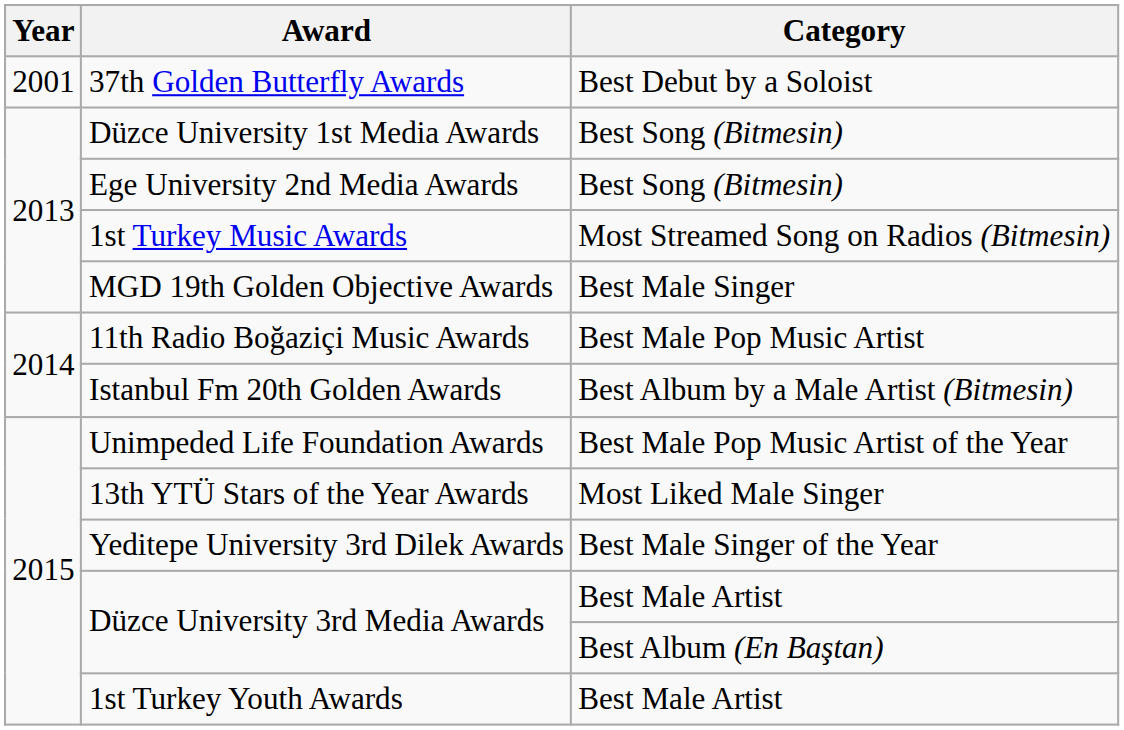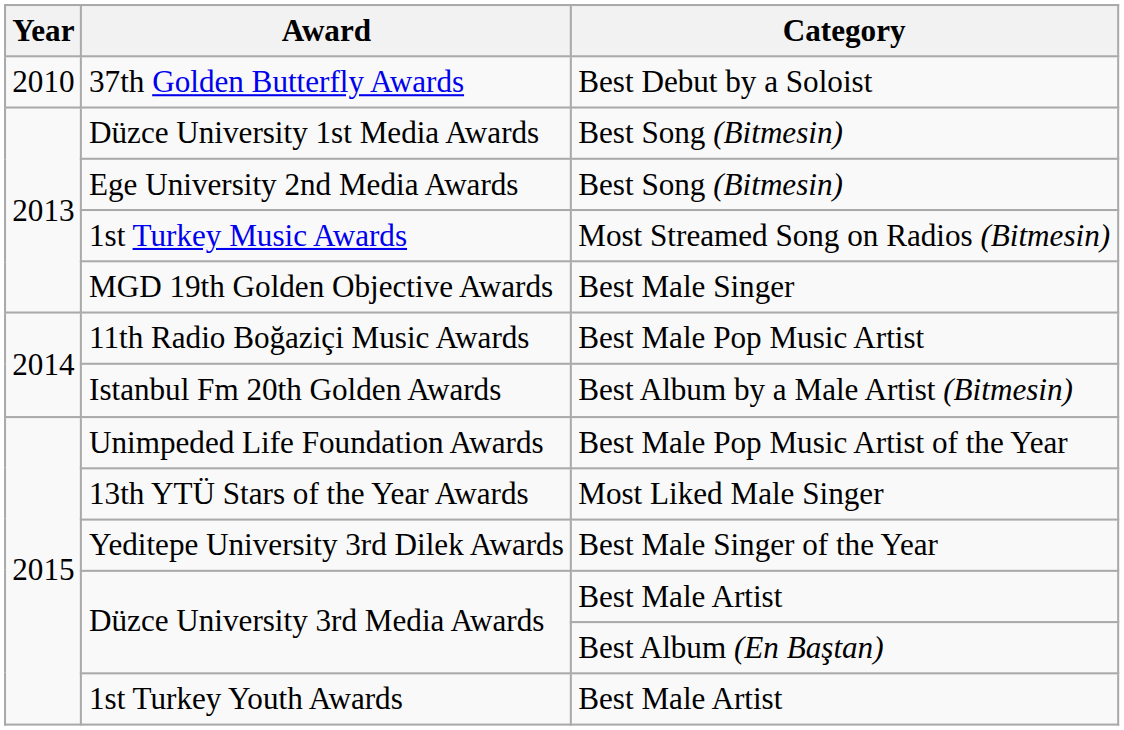(43, 81) 2001 -> (43, 81) 2010
